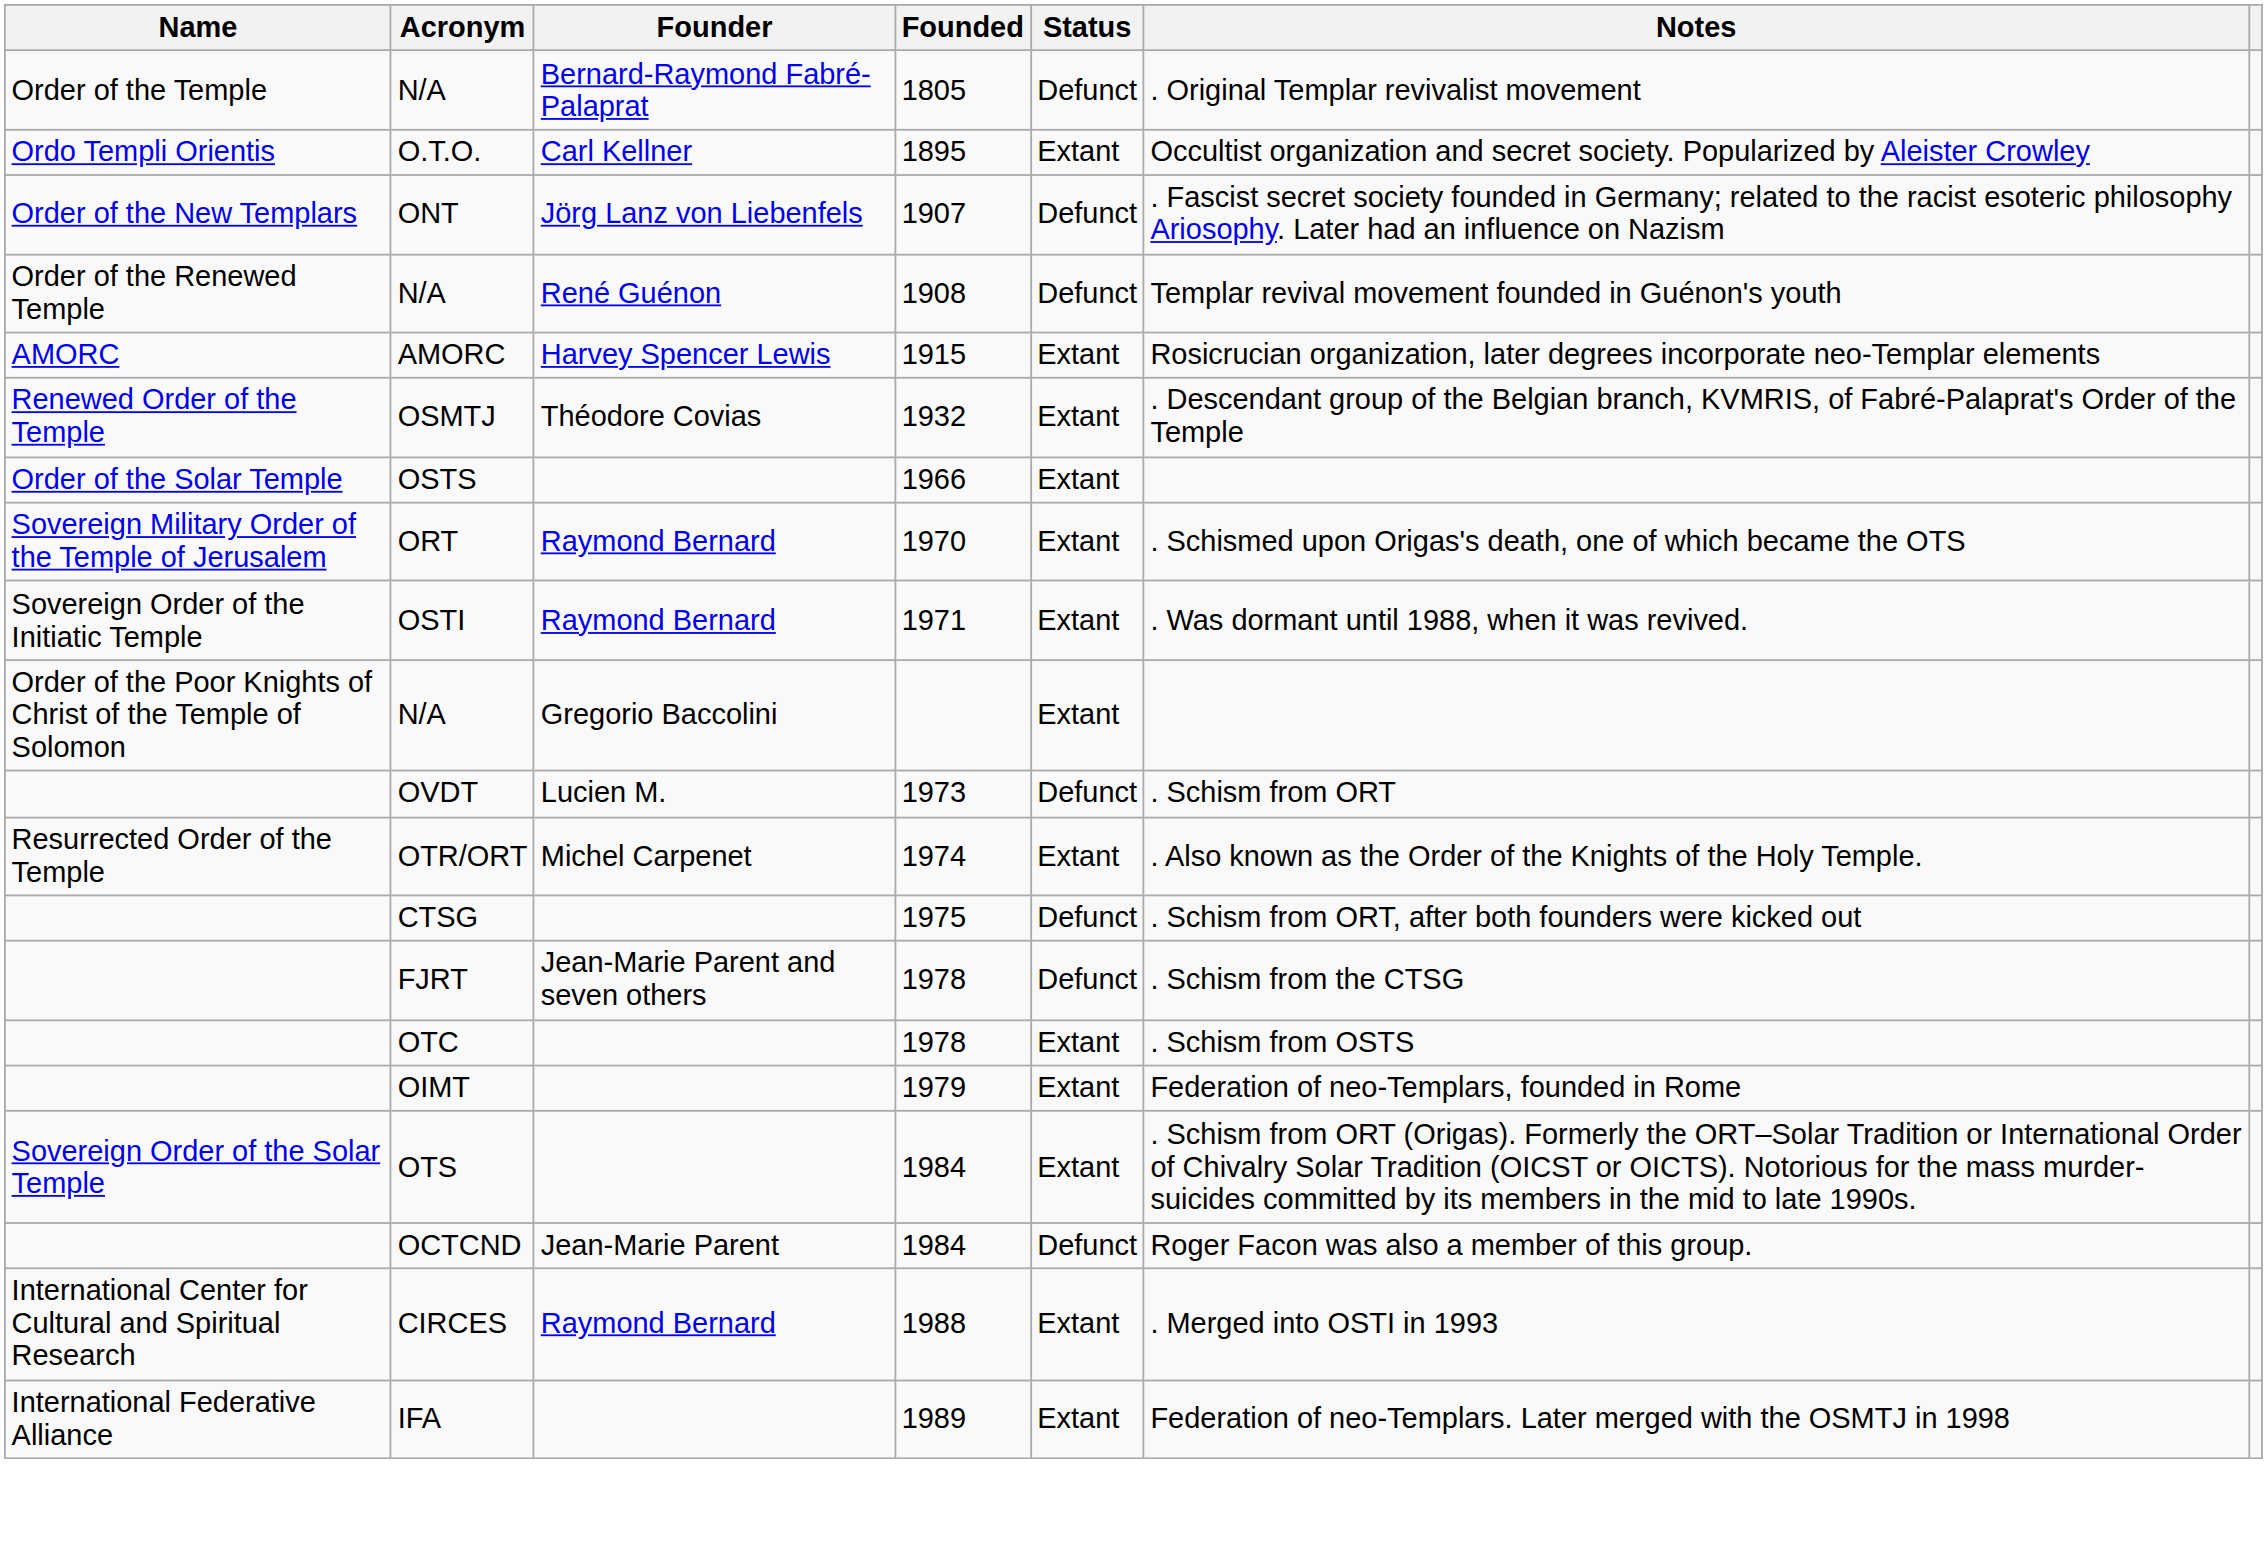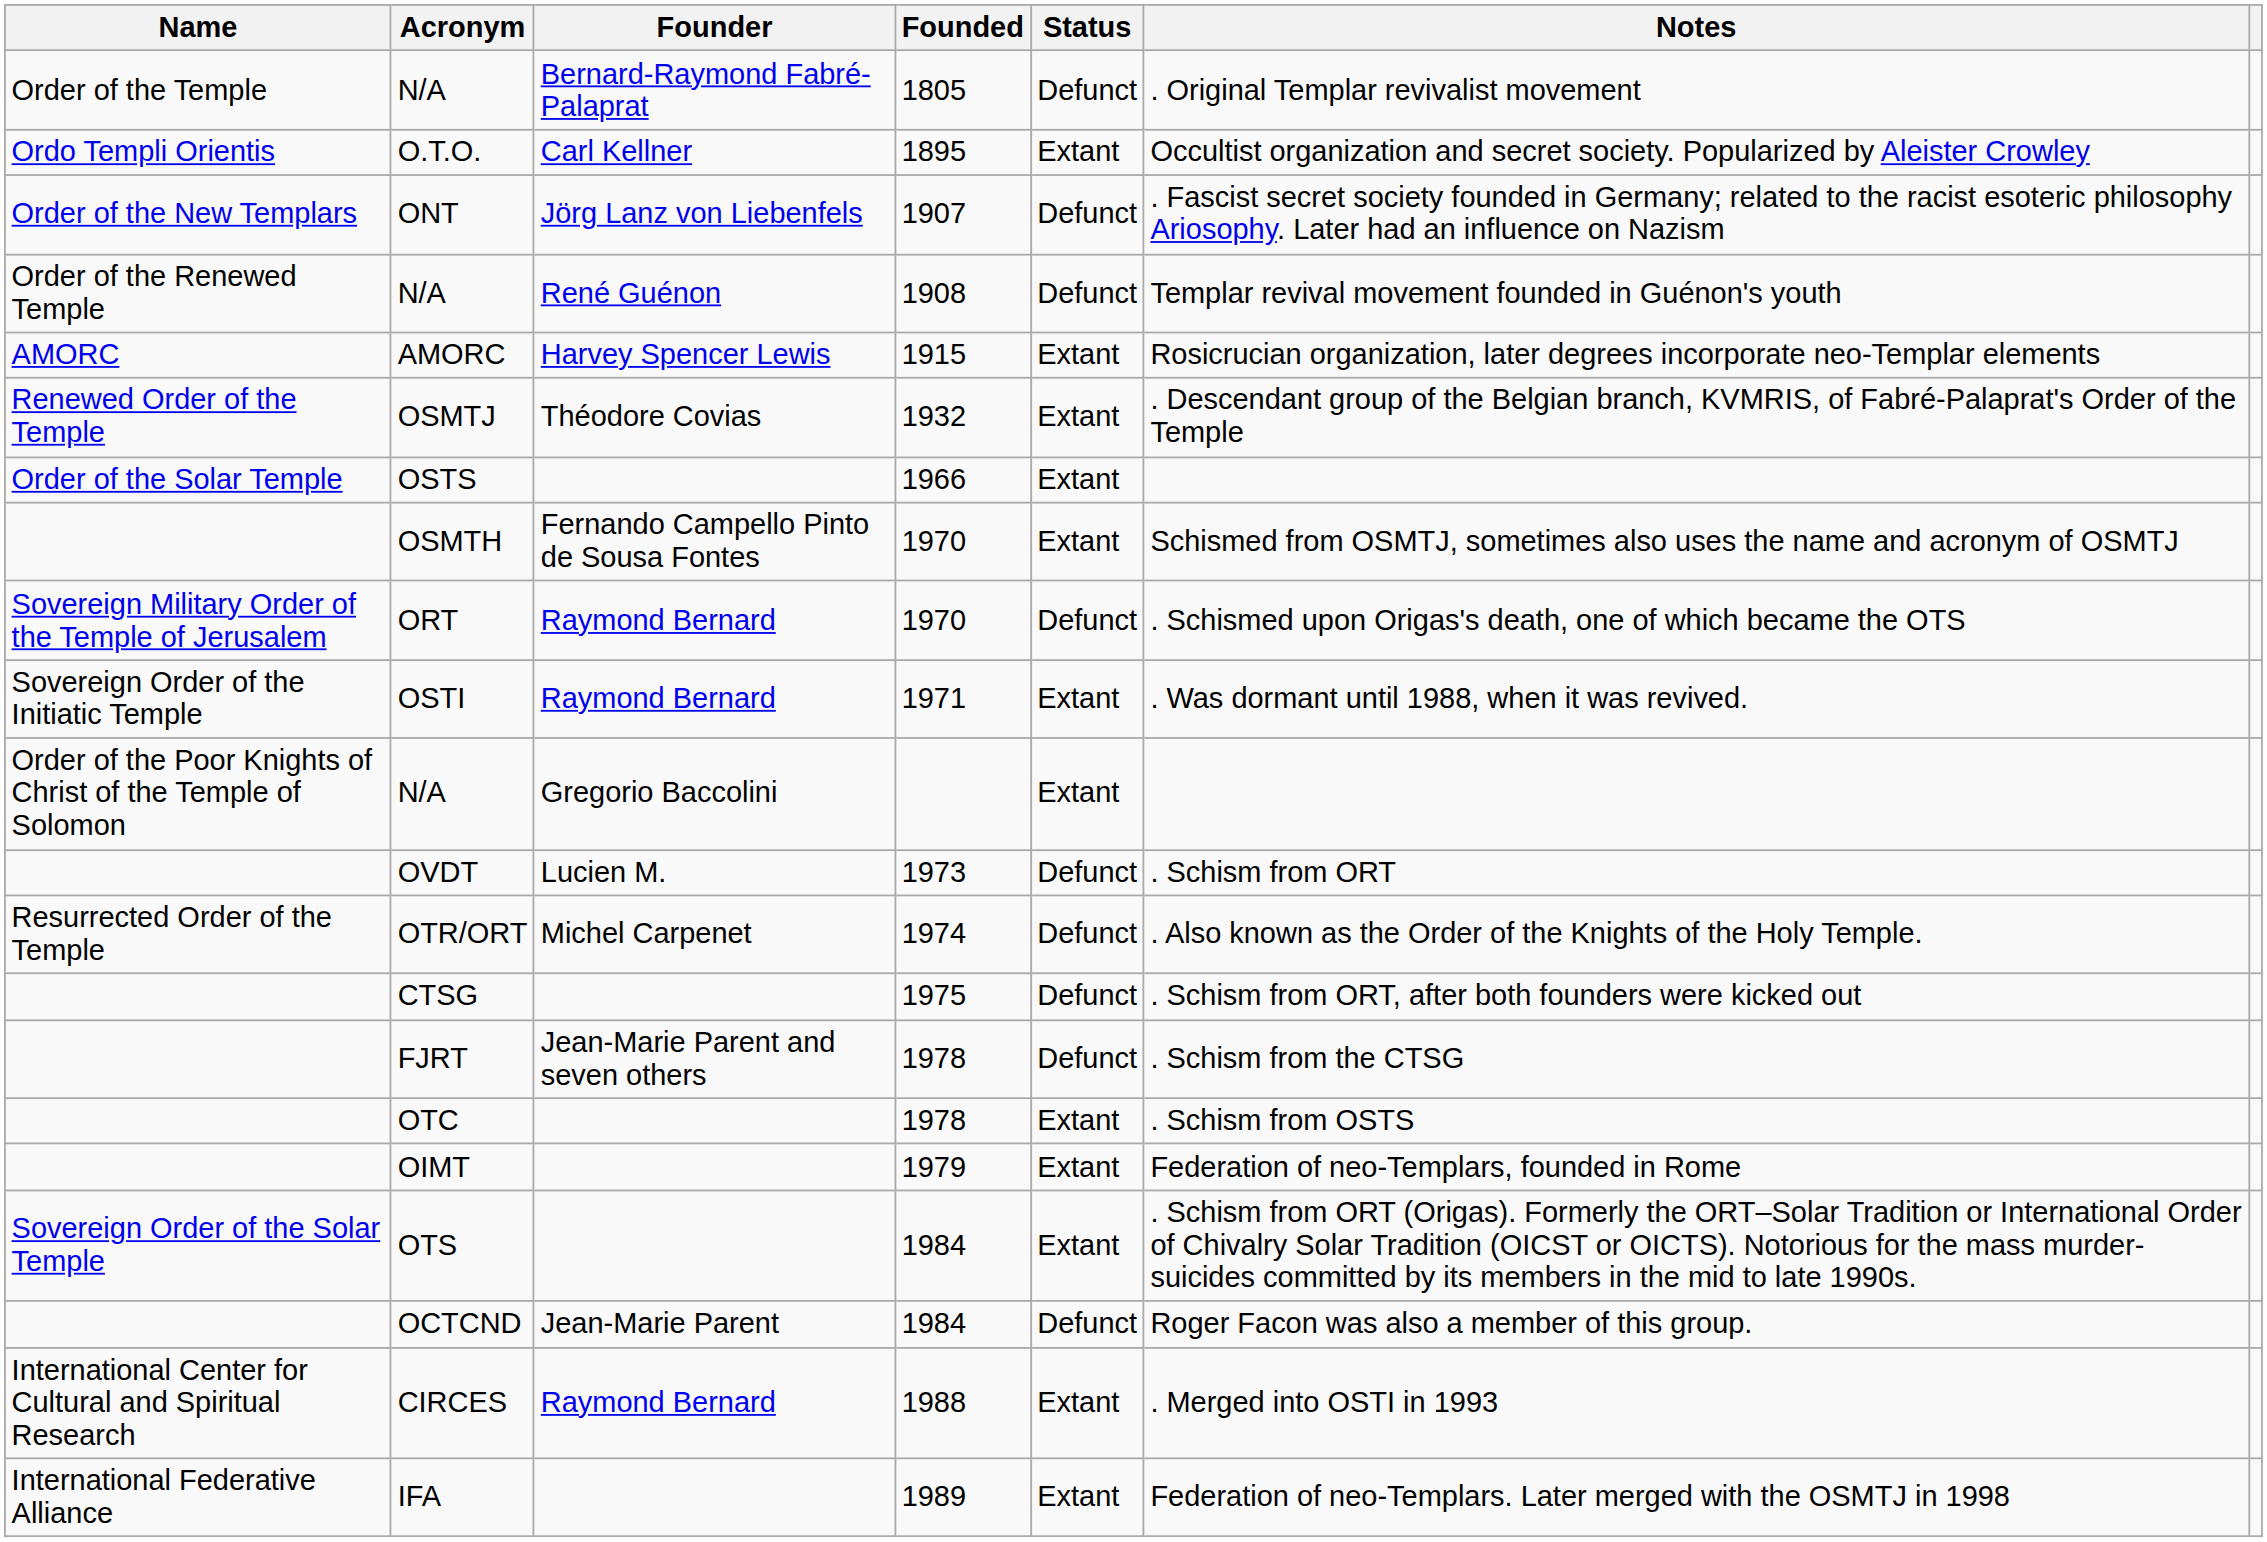+ row: (450, 541)
(1078, 541) Extant -> (1087, 620) Defunct
(1078, 855) Extant -> (1087, 934) Defunct
